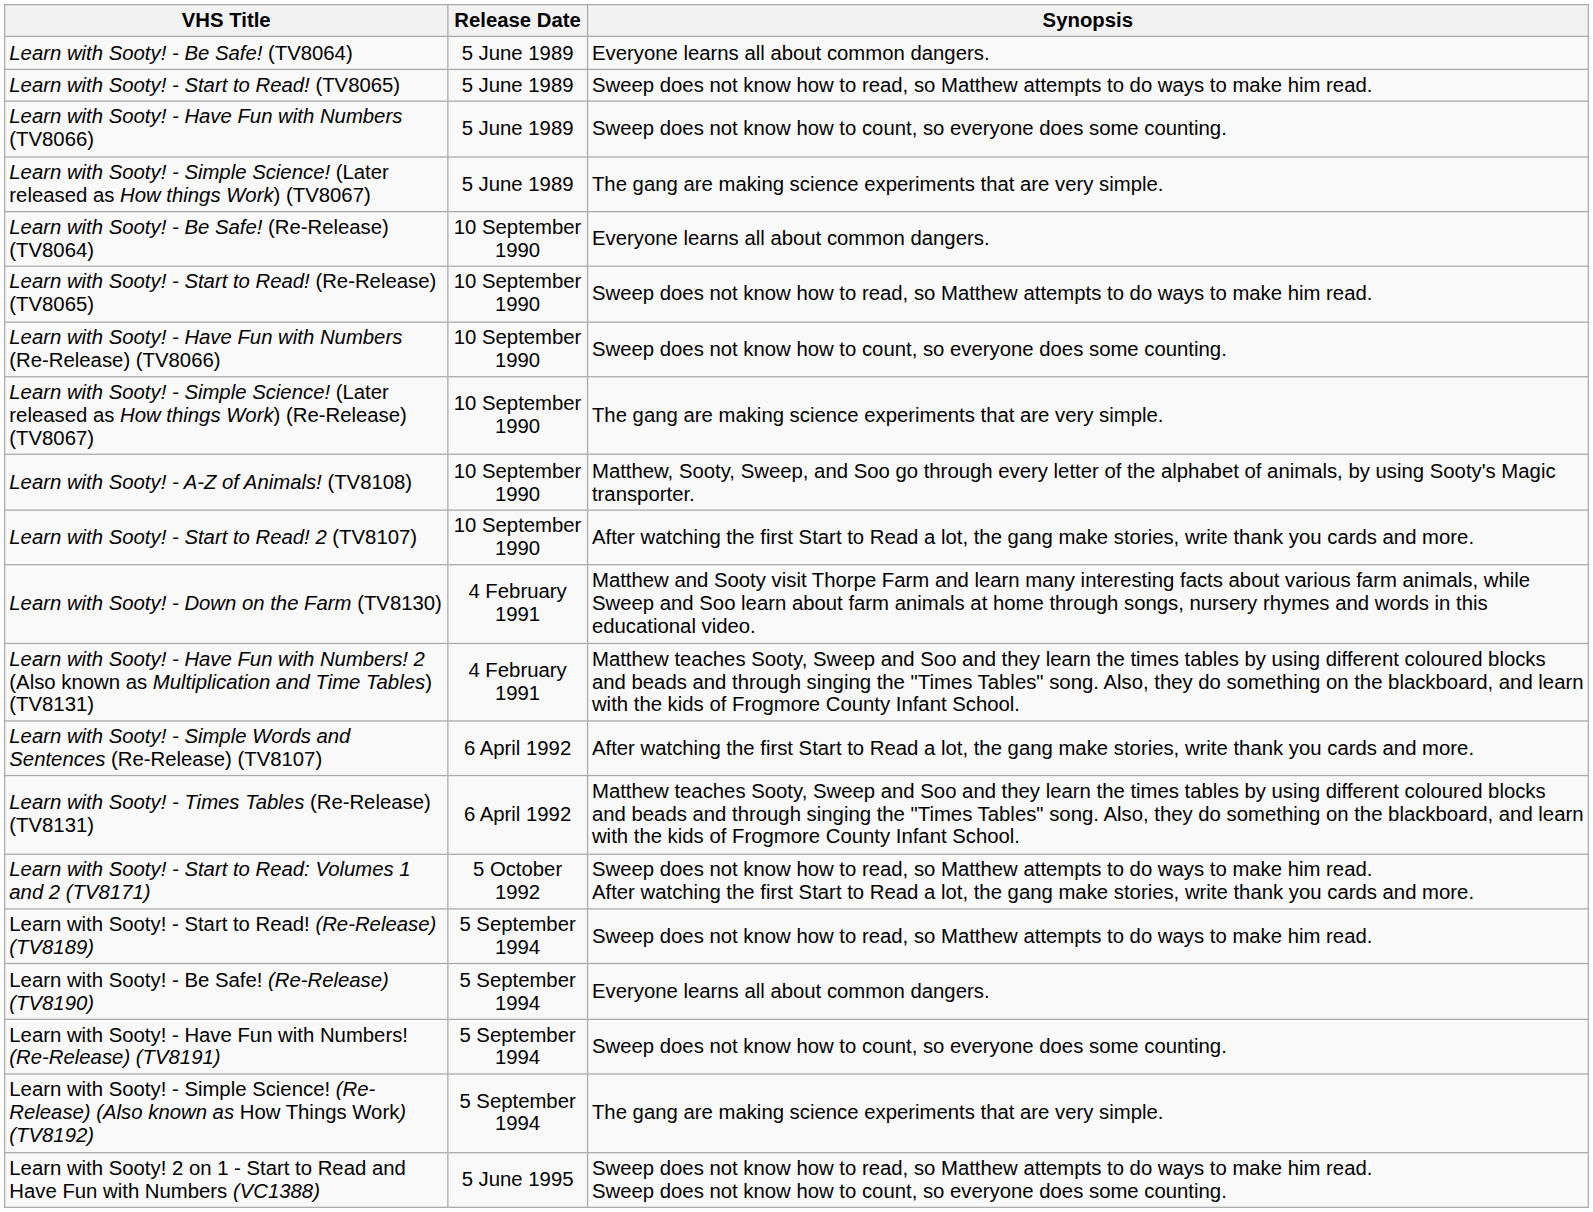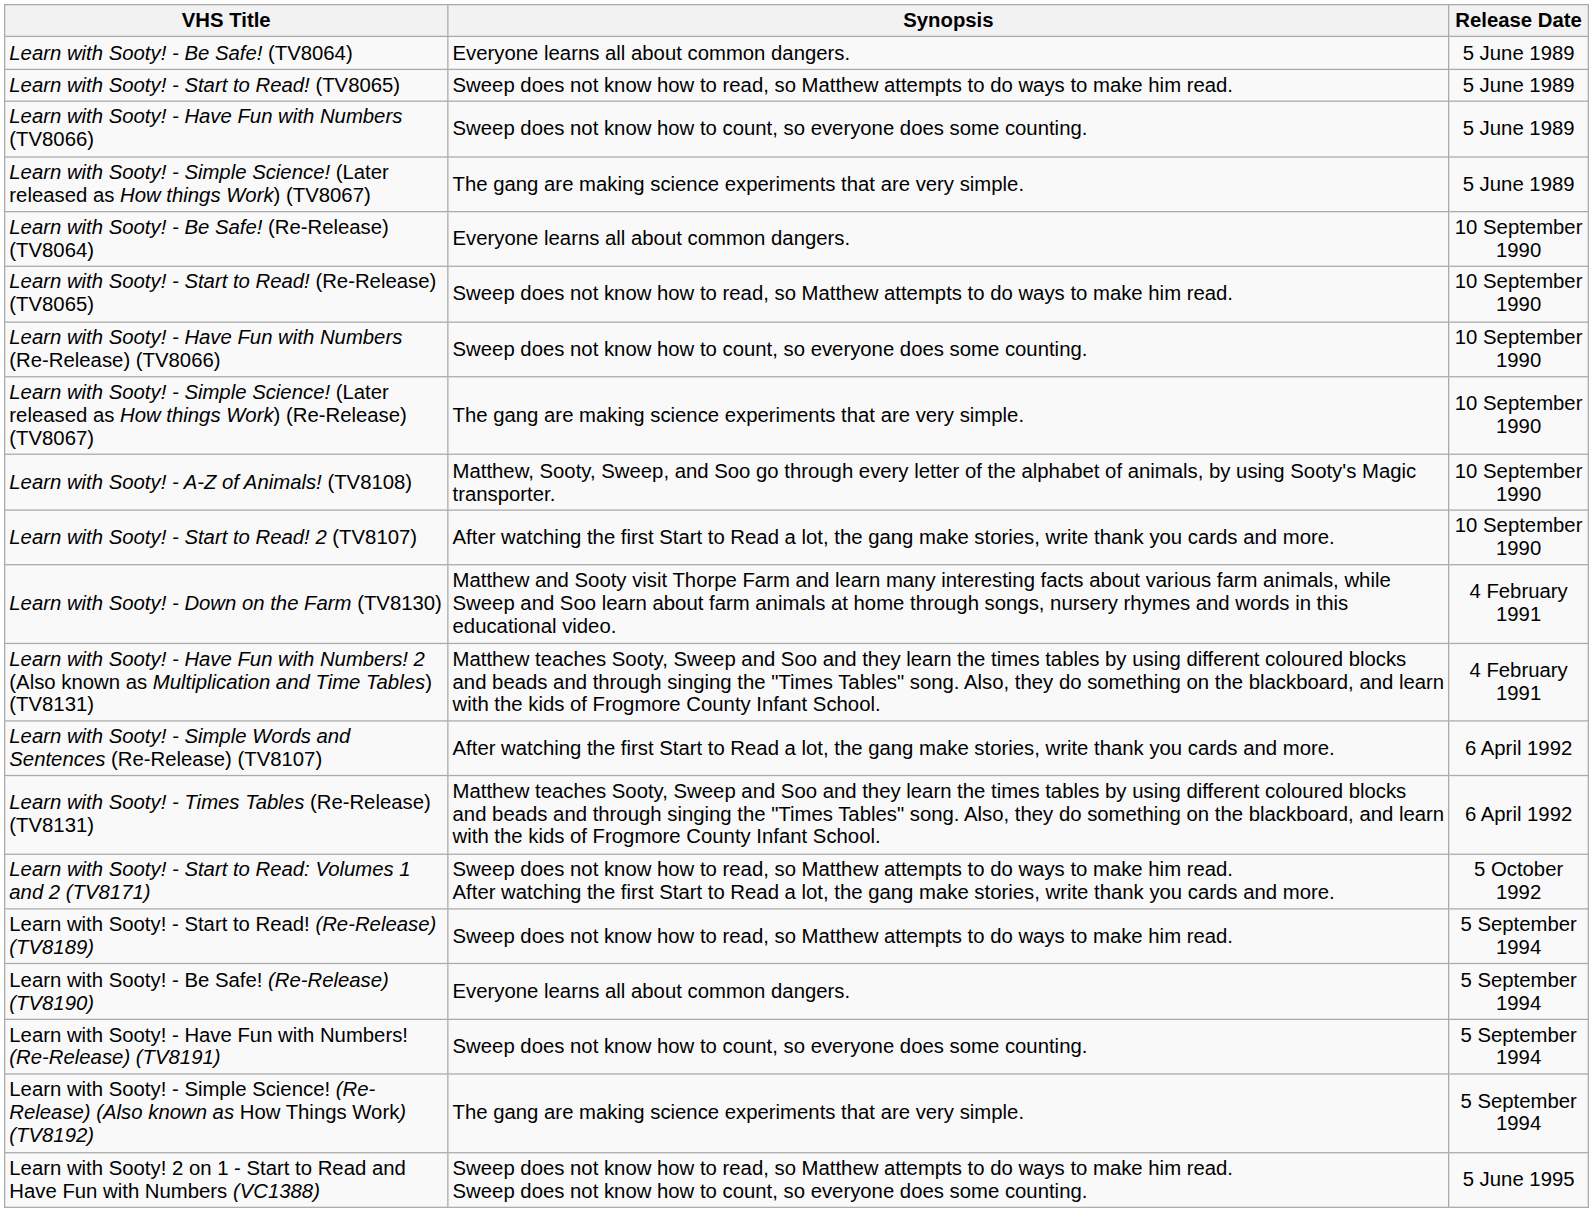columns swapped: (518, 20) <-> (1088, 20)
